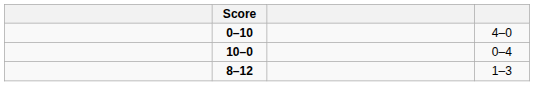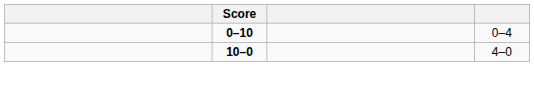(502, 33) 4–0 -> (502, 33) 0–4
(502, 52) 0–4 -> (502, 52) 4–0
- row: (240, 71)
